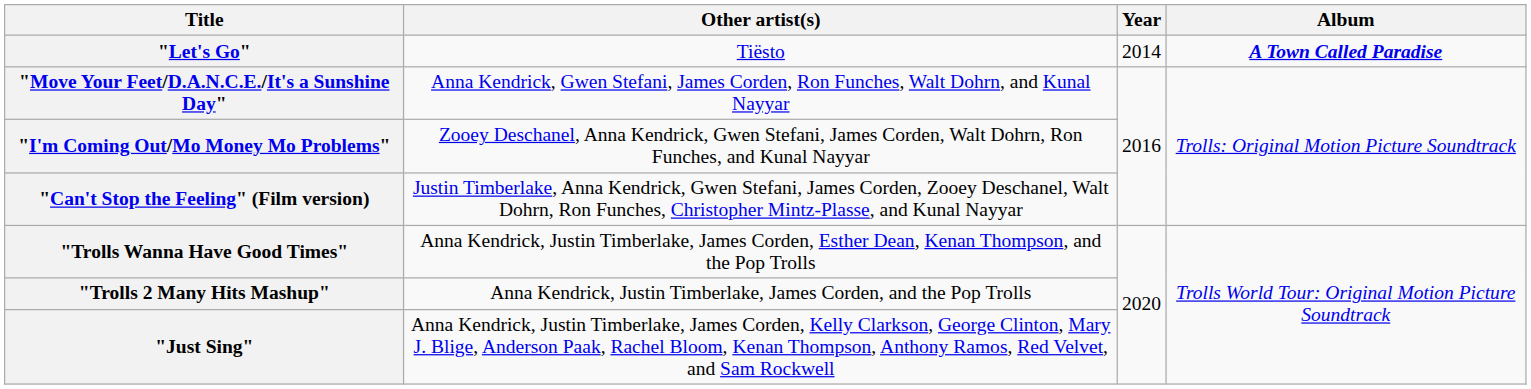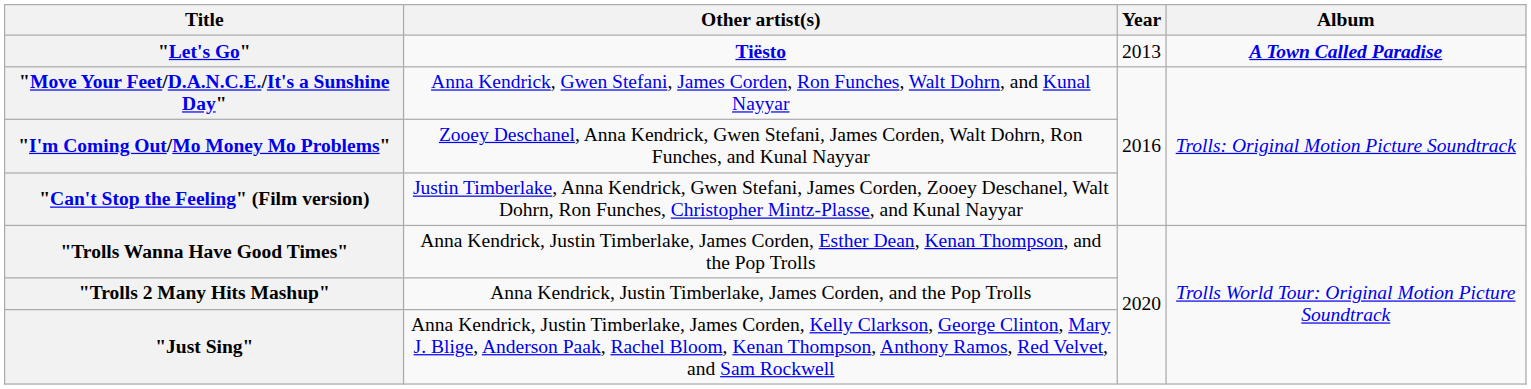(761, 50) normal -> (761, 50) bold
(1142, 50) 2014 -> (1142, 50) 2013
